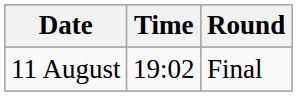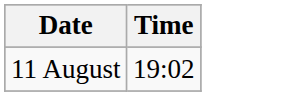- column: (246, 25)
